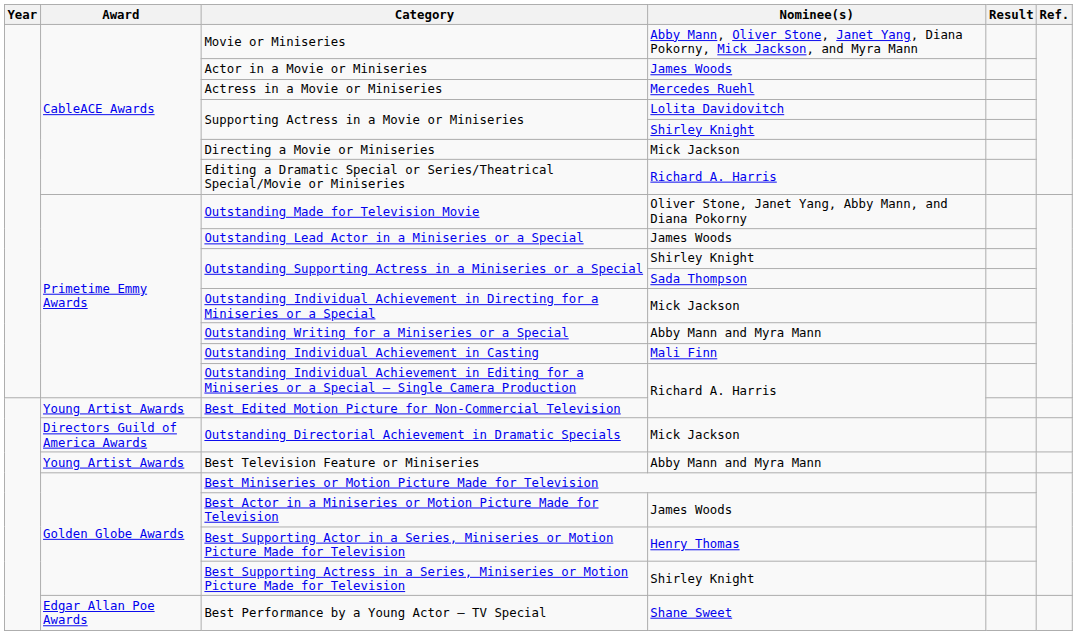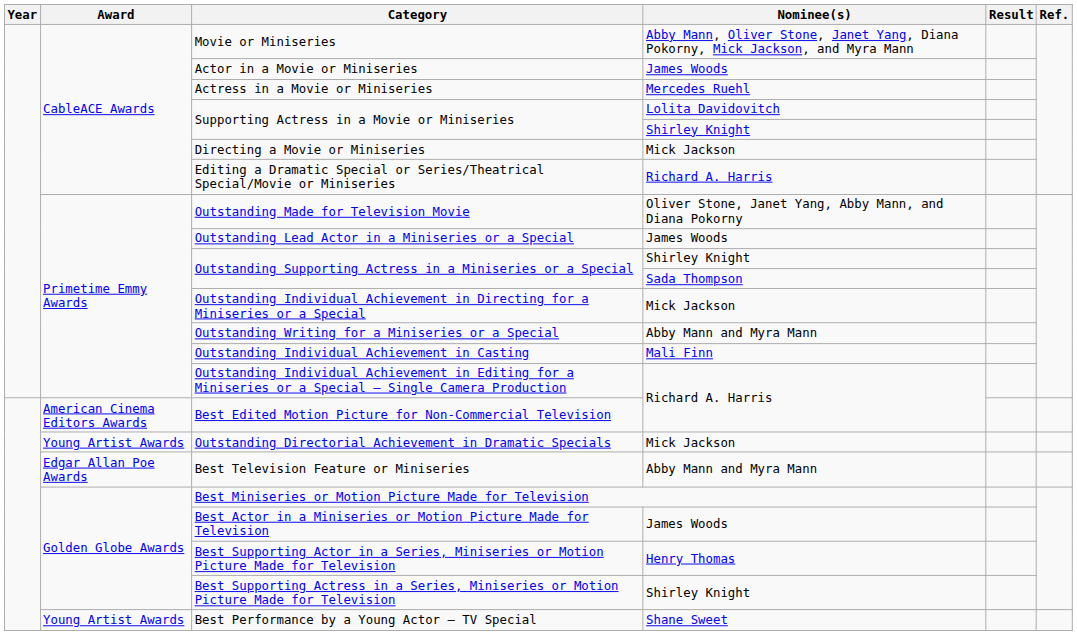(114, 408) Young Artist Awards -> (99, 415) American Cinema Editors Awards
(110, 435) Directors Guild of America Awards -> (114, 442) Young Artist Awards
(114, 462) Young Artist Awards -> (99, 469) Edgar Allan Poe Awards
(99, 613) Edgar Allan Poe Awards -> (114, 620) Young Artist Awards
